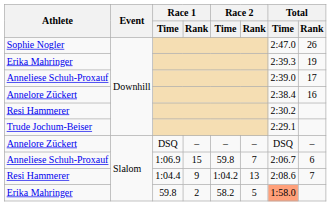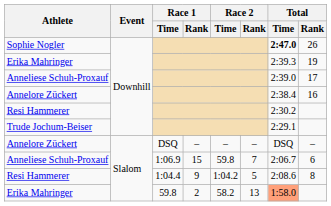(283, 45) normal -> (283, 45) bold
(254, 176) 13 -> (254, 176) 5
(312, 176) 7 -> (312, 176) 8
(254, 193) 5 -> (254, 193) 13
